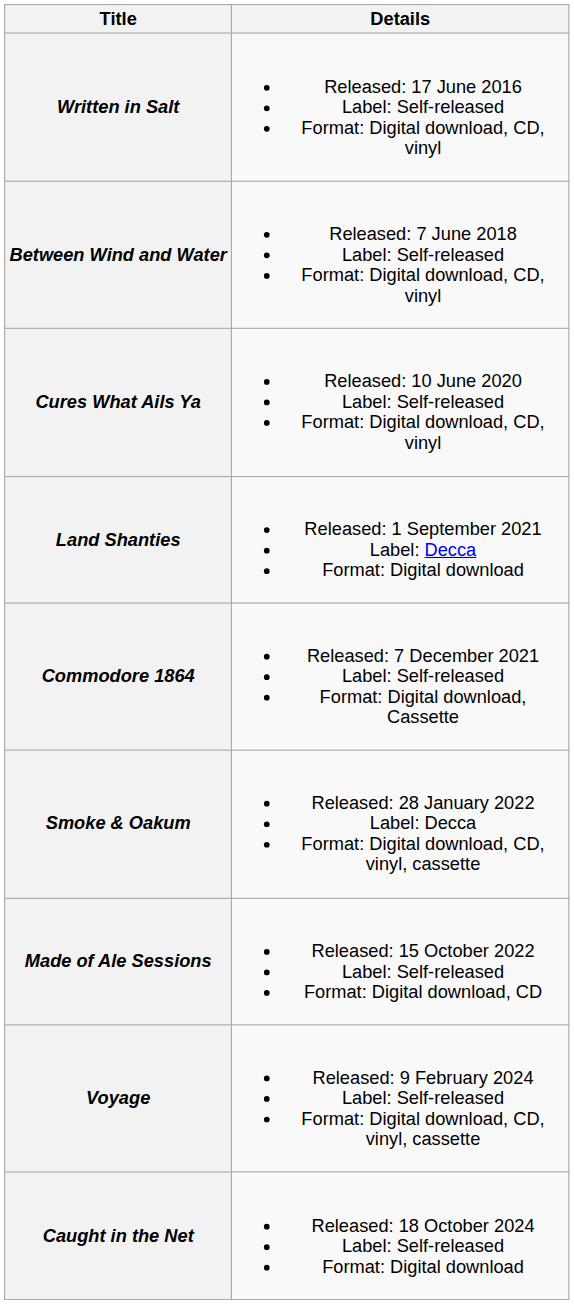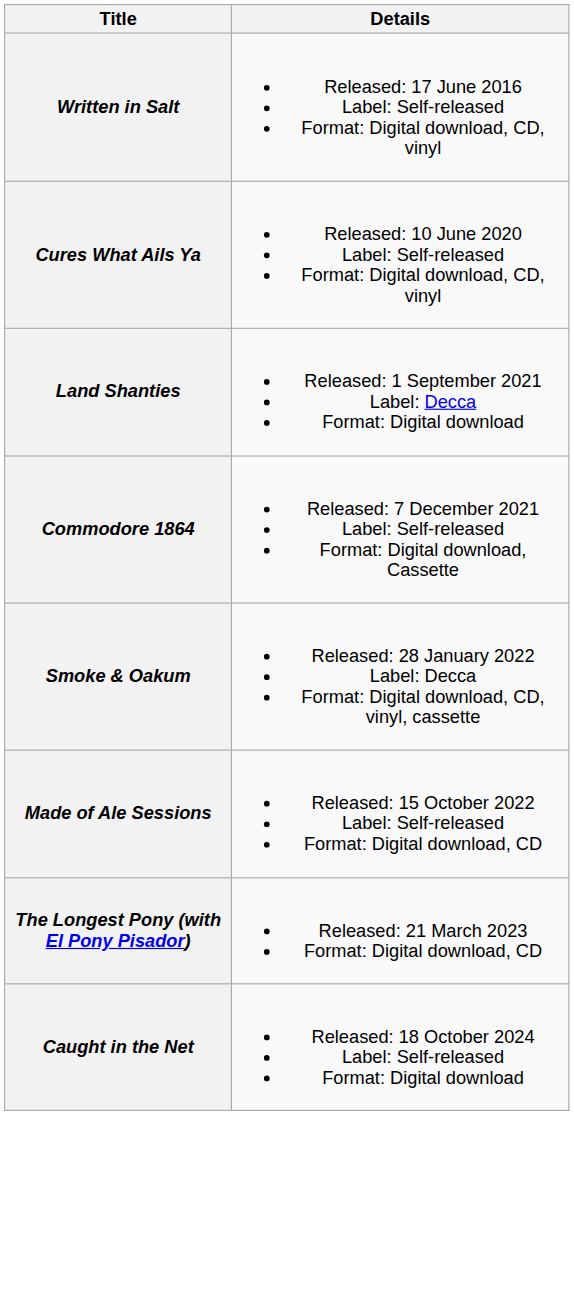- row: (118, 254)
+ row: (118, 930)
- row: (118, 1098)
